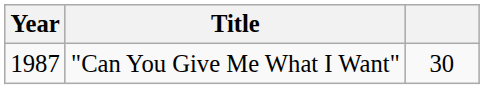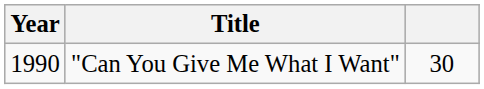(35, 63) 1987 -> (35, 63) 1990
